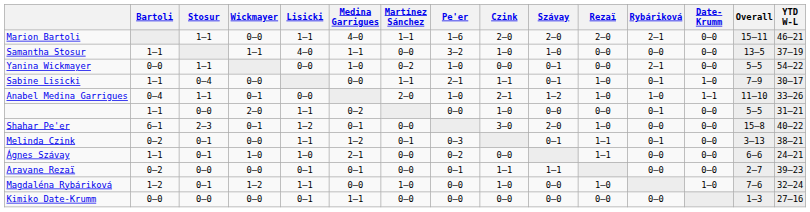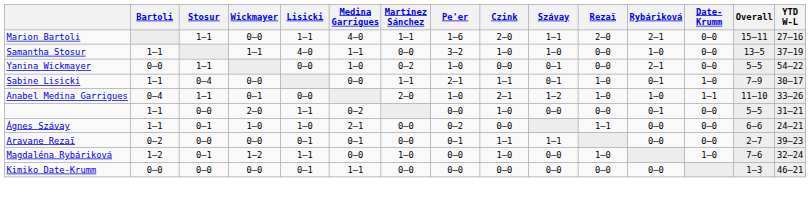(554, 37) 2–0 -> (554, 37) 1–1
(790, 37) 46–21 -> (790, 37) 27–16
(656, 51) 0–0 -> (656, 51) 1–0
- row: (38, 125)
- row: (41, 140)
(790, 199) 27–16 -> (790, 169) 46–21
